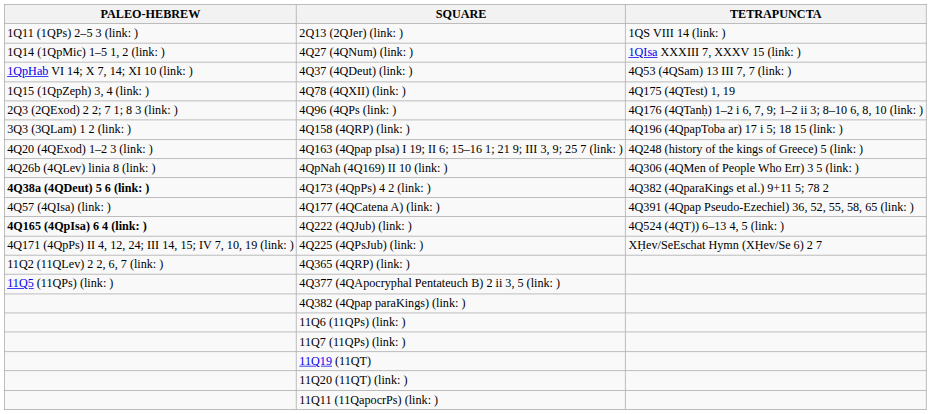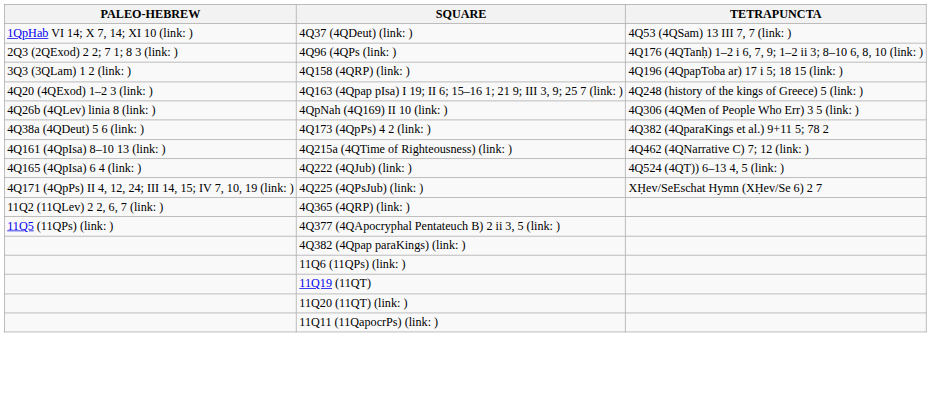- row: (351, 33)
- row: (356, 52)
- row: (353, 91)
(78, 187) bold -> (76, 129) normal
- row: (370, 206)
+ row: (406, 149)
(77, 226) bold -> (74, 168) normal
- row: (352, 341)
